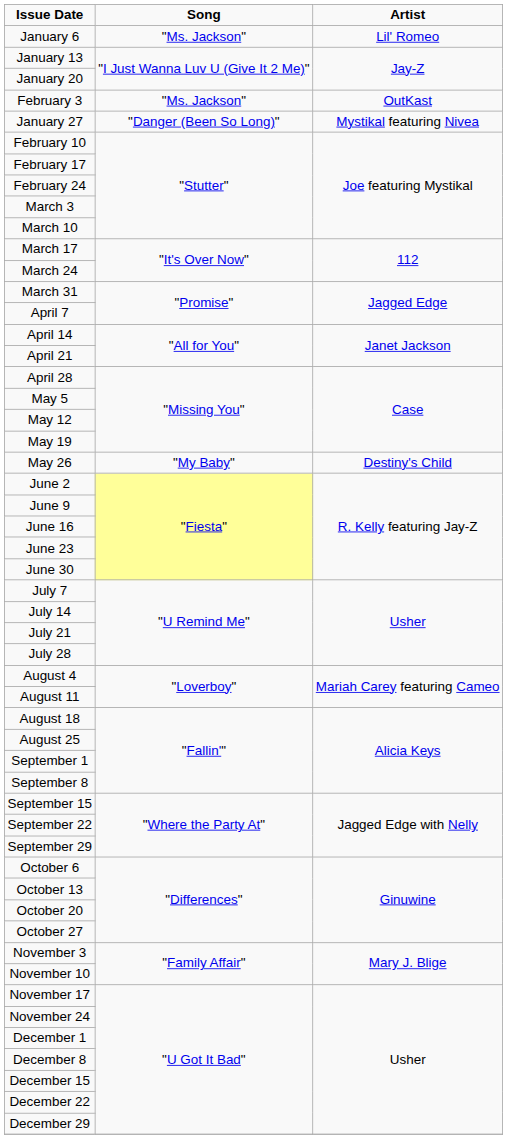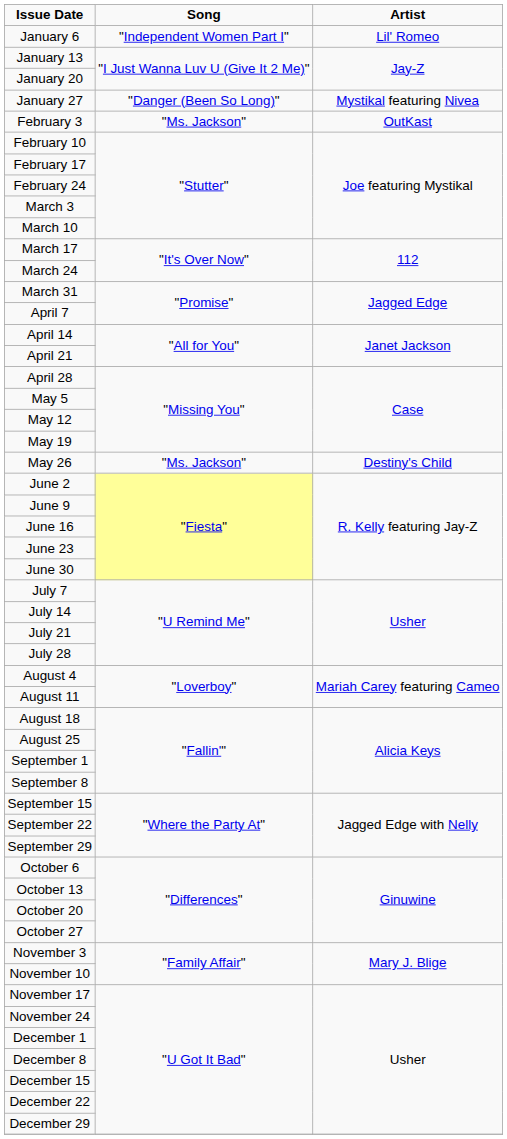(204, 36) "Ms. Jackson" -> (204, 36) "Independent Women Part I"
rows swapped: (50, 121) <-> (50, 100)
(204, 462) "My Baby" -> (204, 462) "Ms. Jackson"
